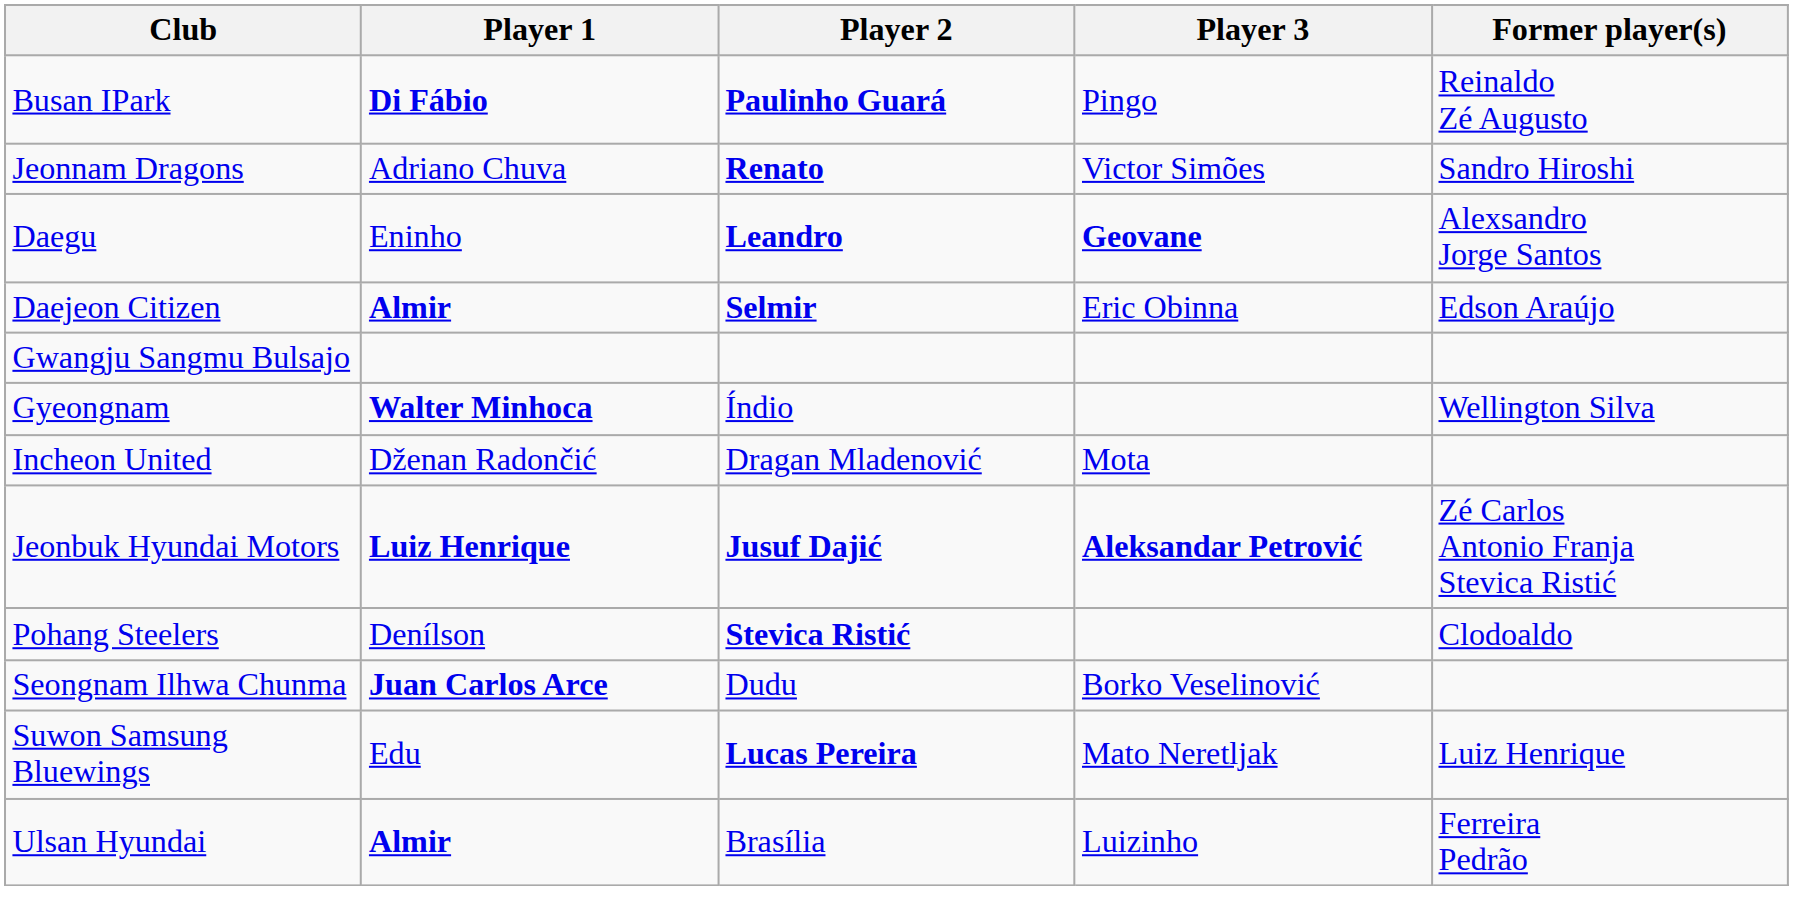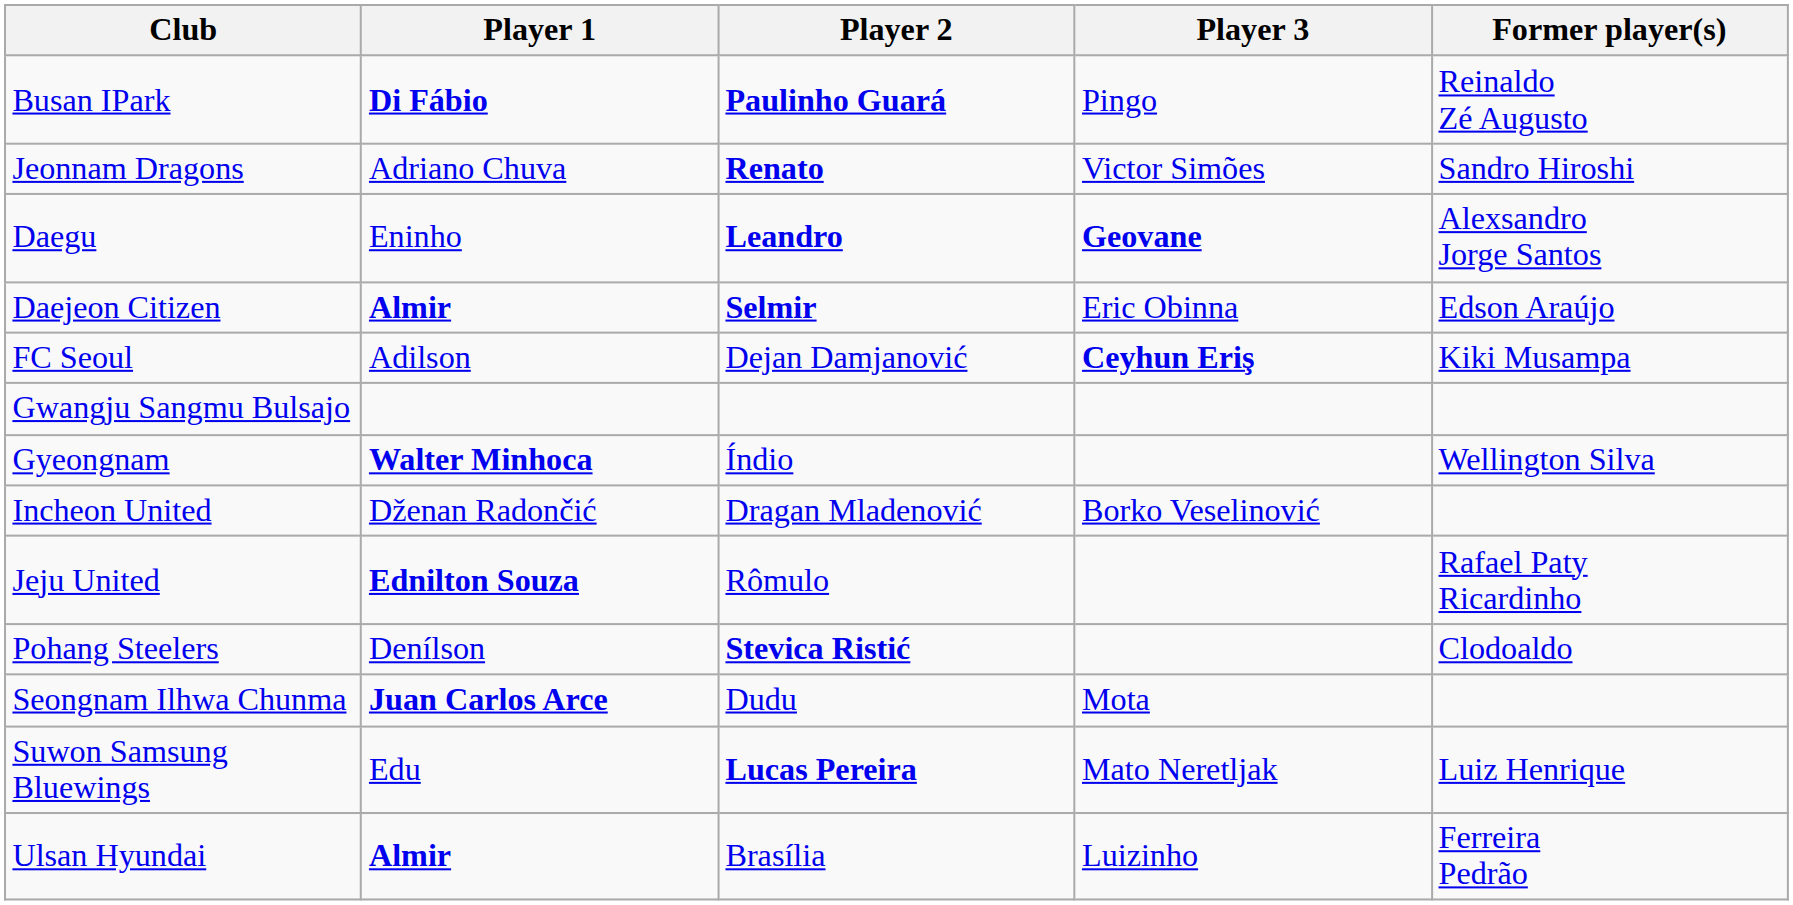+ row: (73, 357)
(1116, 459) Mota -> (1201, 510) Borko Veselinović
+ row: (86, 579)
- row: (176, 546)
(1201, 684) Borko Veselinović -> (1116, 699) Mota
